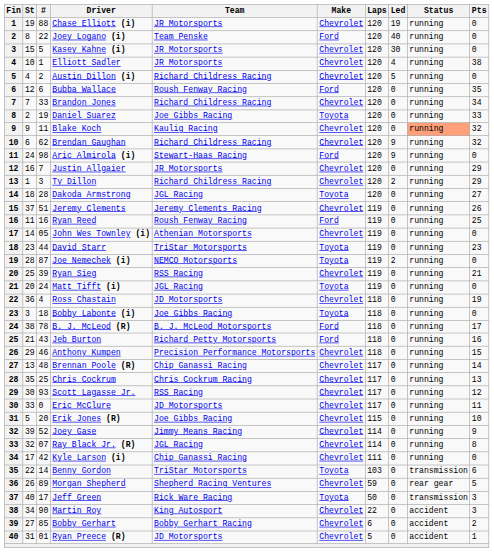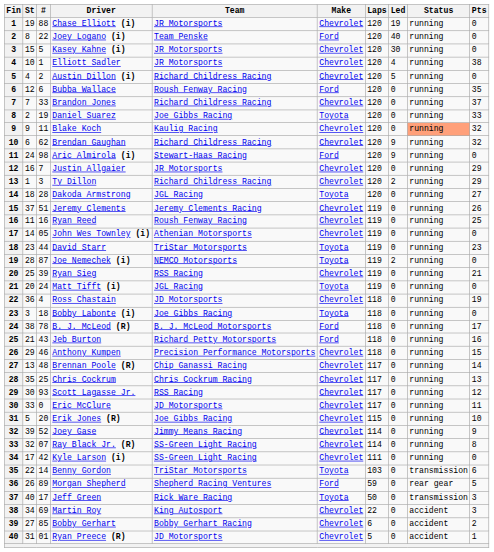(477, 103) 34 -> (477, 103) 37
(329, 222) Ford -> (341, 222) Chevrolet
(178, 445) JGL Racing -> (205, 445) SS-Green Light Racing
(200, 459) Chip Ganassi Racing -> (205, 459) SS-Green Light Racing
(341, 485) Chevrolet -> (329, 485) Ford
(43, 511) 90 -> (43, 511) 69
